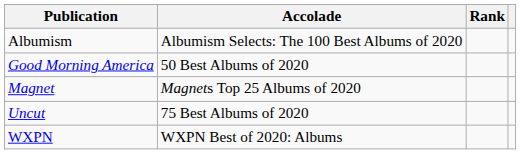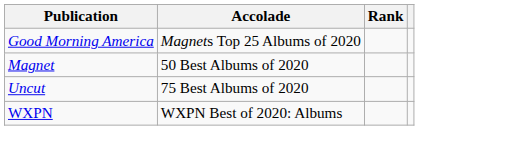- row: (40, 40)
(235, 64) 50 Best Albums of 2020 -> (261, 40) Magnets Top 25 Albums of 2020
(261, 88) Magnets Top 25 Albums of 2020 -> (235, 64) 50 Best Albums of 2020
